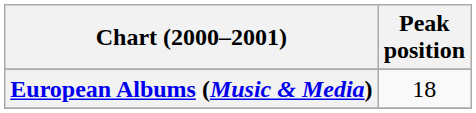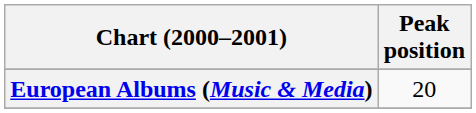(424, 88) 18 -> (424, 88) 20
